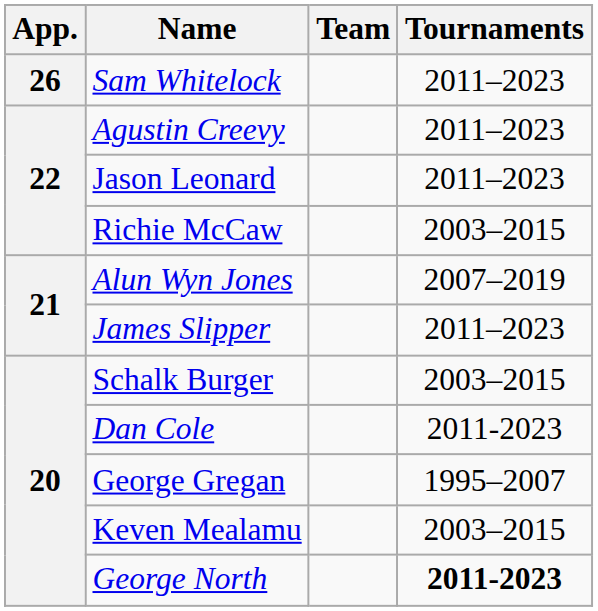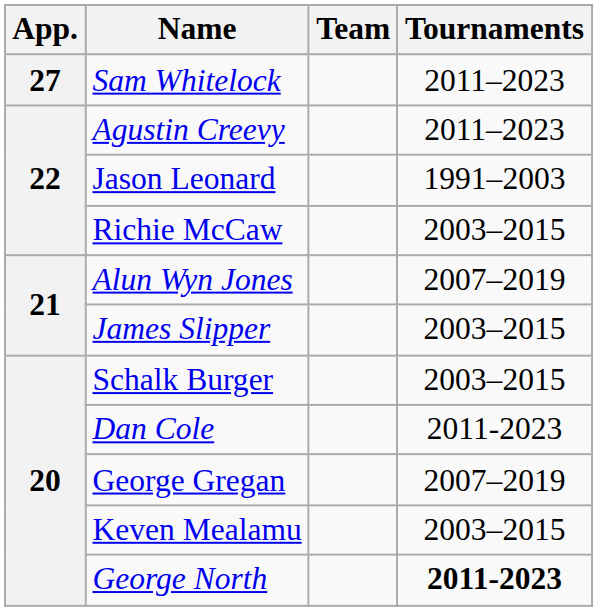(45, 79) 26 -> (45, 79) 27
(494, 179) 2011–2023 -> (494, 179) 1991–2003
(494, 329) 2011–2023 -> (494, 329) 2003–2015
(494, 479) 1995–2007 -> (494, 479) 2007–2019
